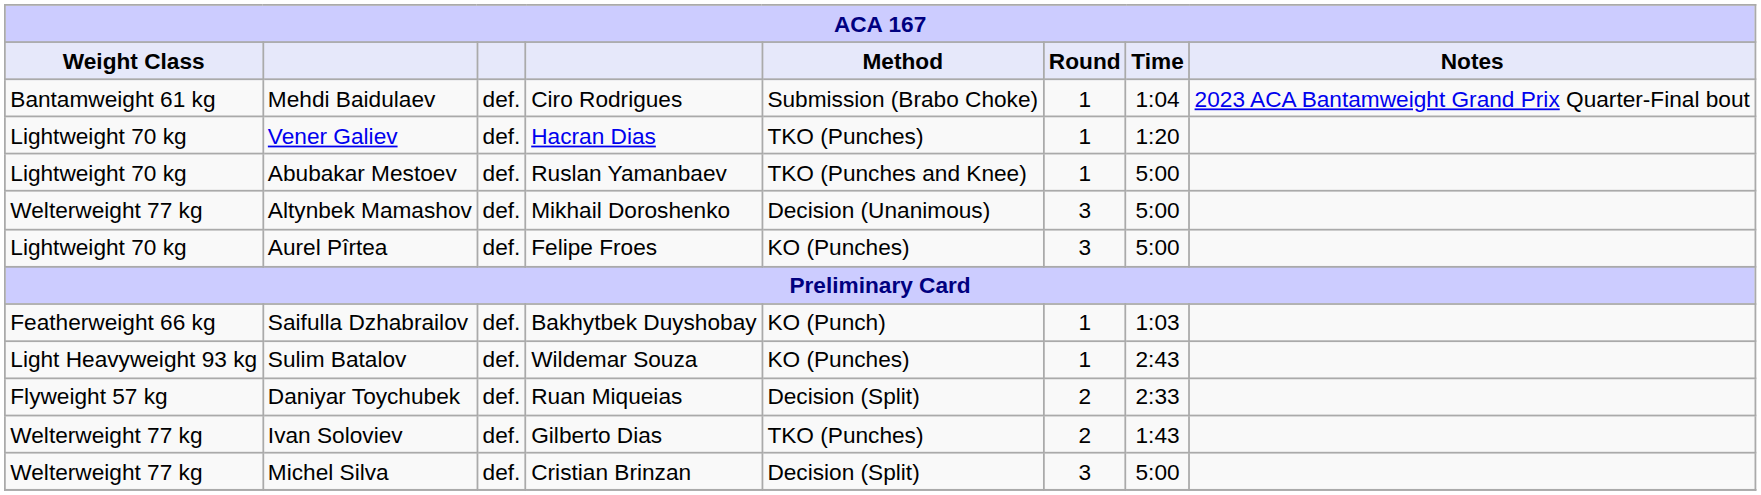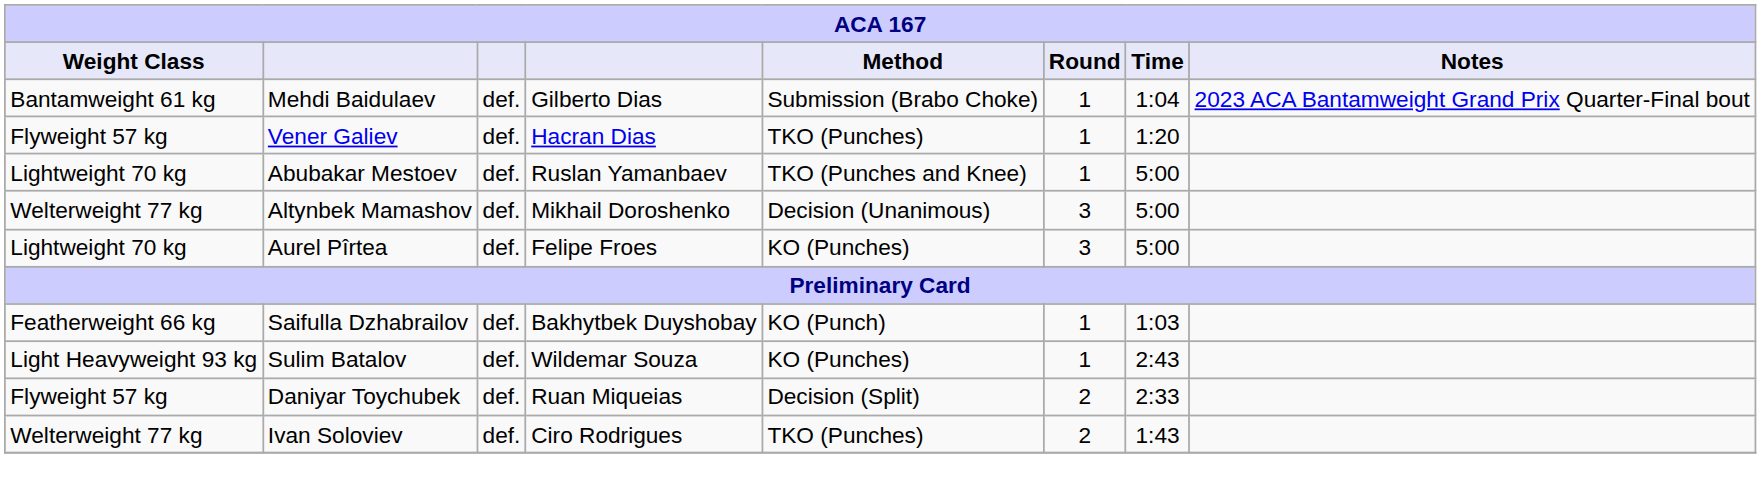(607, 98) Ciro Rodrigues -> (597, 98) Gilberto Dias
(98, 135) Lightweight 70 kg -> (89, 135) Flyweight 57 kg
(597, 434) Gilberto Dias -> (607, 434) Ciro Rodrigues
- row: (328, 471)
